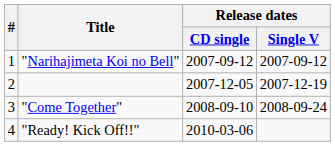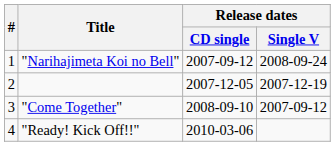(293, 61) 2007-09-12 -> (293, 61) 2008-09-24
(293, 107) 2008-09-24 -> (293, 107) 2007-09-12
